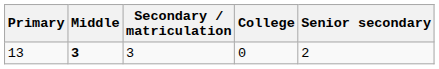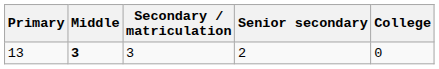columns swapped: (366, 23) <-> (266, 23)
